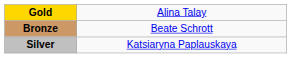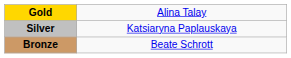rows swapped: (40, 45) <-> (40, 28)
